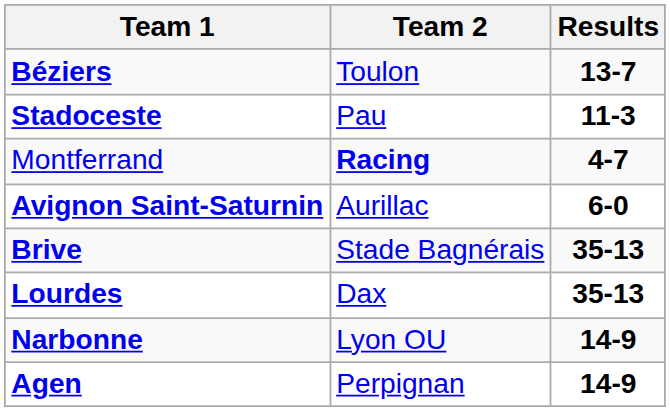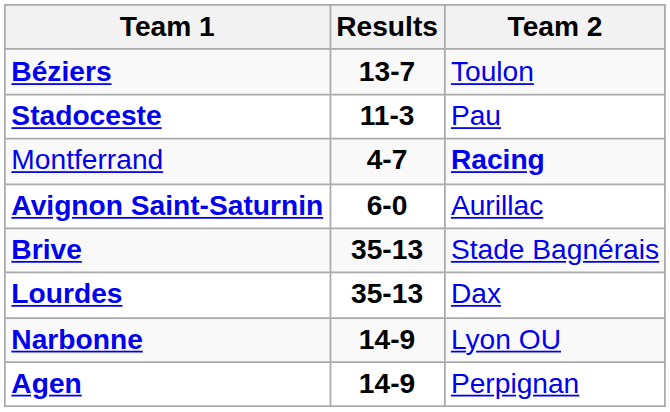columns swapped: (440, 26) <-> (608, 26)
